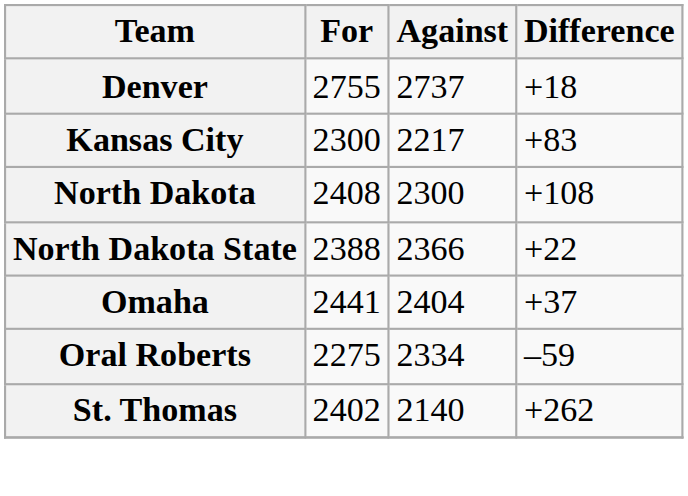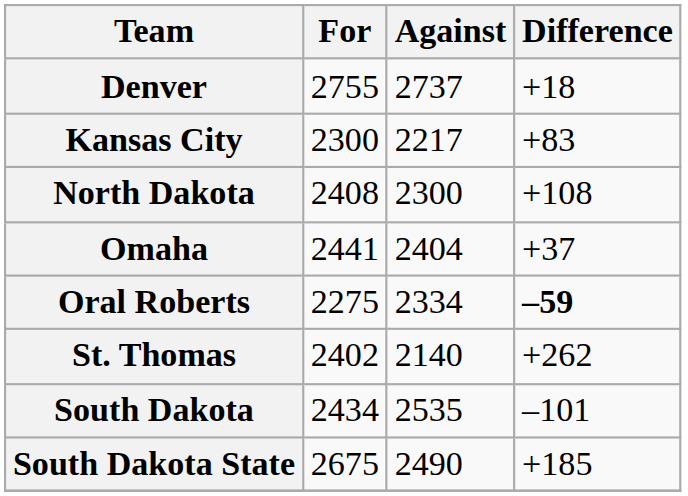- row: (155, 247)
(549, 355) normal -> (548, 301) bold
+ row: (154, 409)
+ row: (154, 463)
